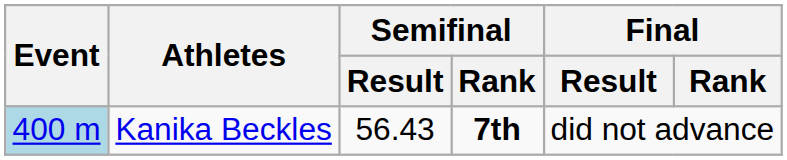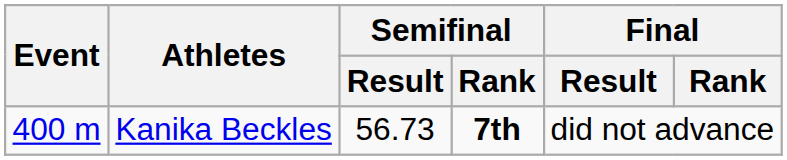(57, 131) lightblue background -> (57, 131) no background
(395, 131) 56.43 -> (395, 131) 56.73
